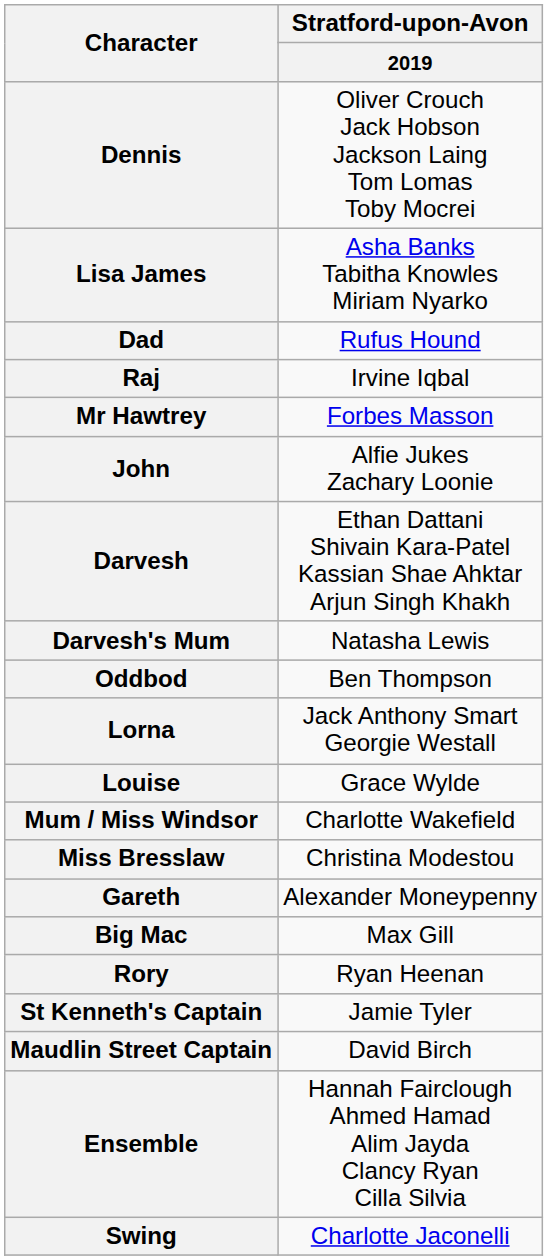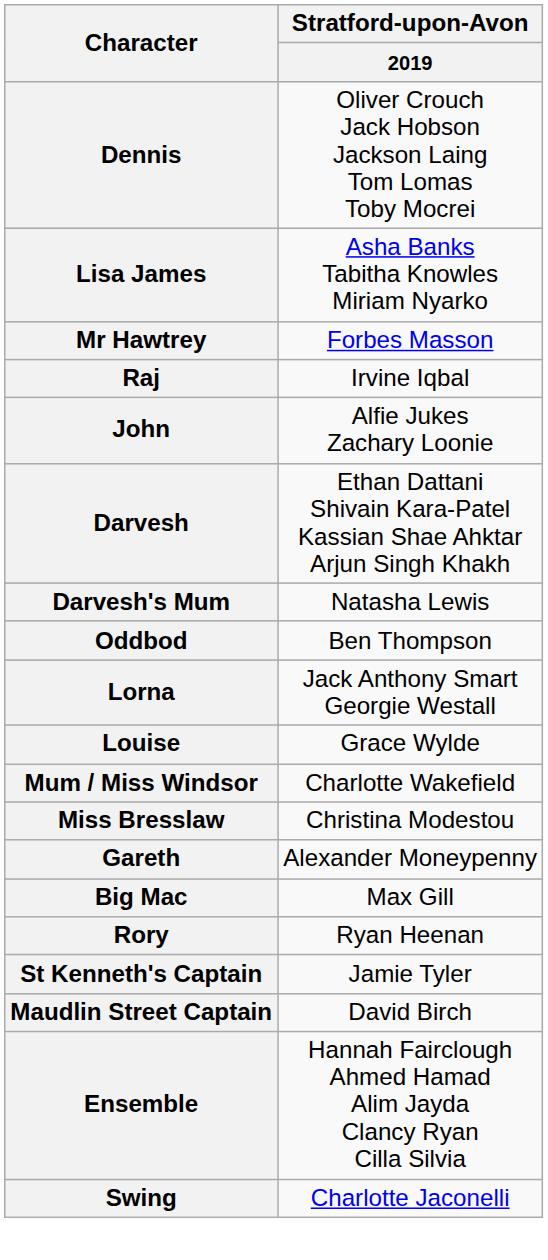- row: (141, 340)
rows swapped: (141, 416) <-> (141, 378)
